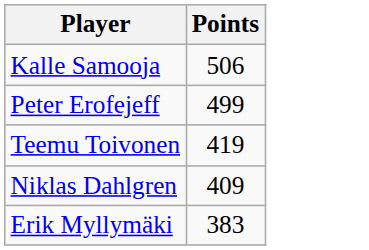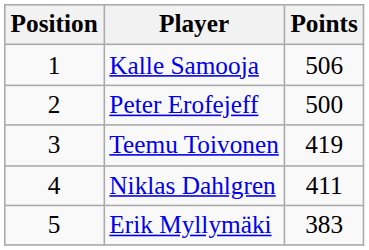+ column: (54, 24)
(225, 104) 499 -> (324, 104) 500
(225, 184) 409 -> (324, 184) 411
